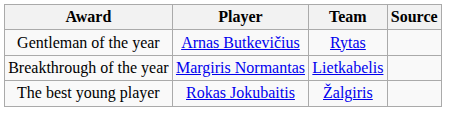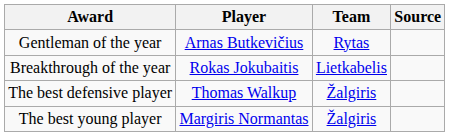(240, 67) Margiris Normantas -> (244, 67) Rokas Jokubaitis
+ row: (90, 93)
(240, 93) Rokas Jokubaitis -> (244, 118) Margiris Normantas
